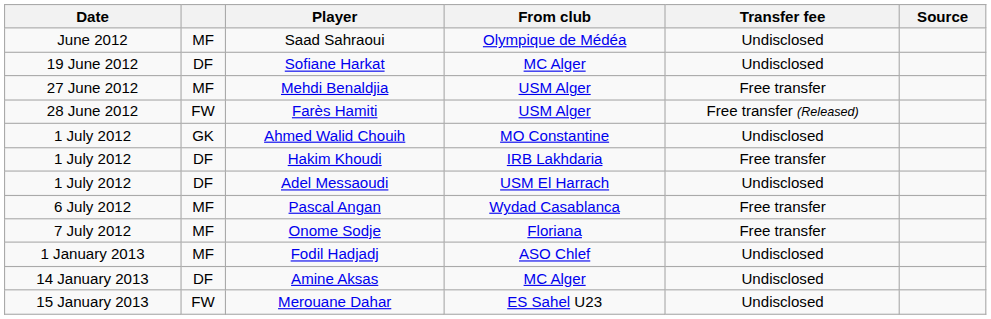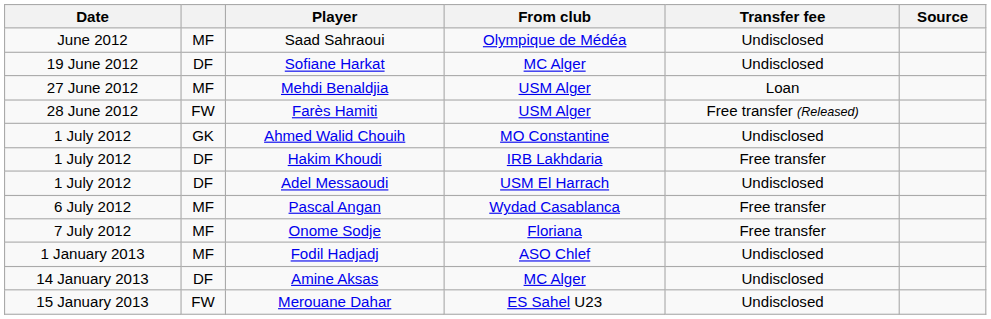(783, 87) Free transfer -> (783, 87) Loan
